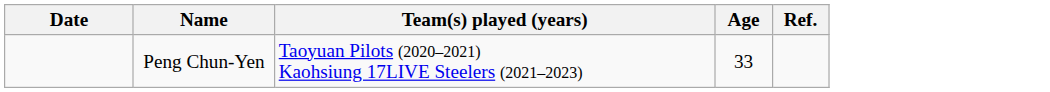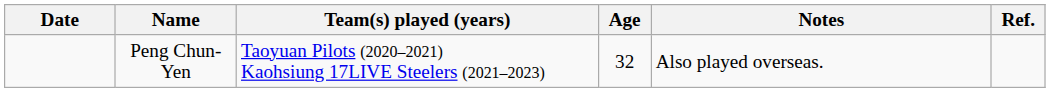+ column: (821, 19)
(744, 60) 33 -> (625, 60) 32
